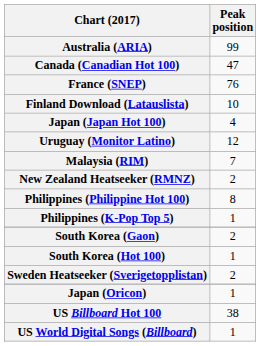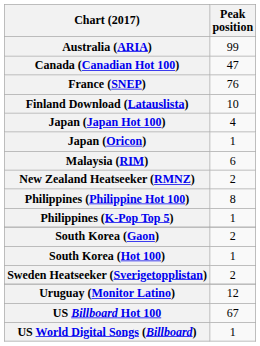rows swapped: (107, 293) <-> (107, 141)
(233, 160) 7 -> (233, 160) 6
(233, 312) 38 -> (233, 312) 67
